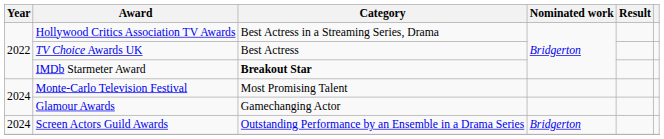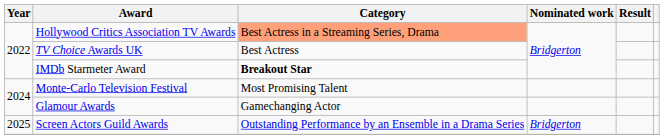(340, 32) no background -> (340, 32) lightsalmon background
(19, 124) 2024 -> (19, 124) 2025
